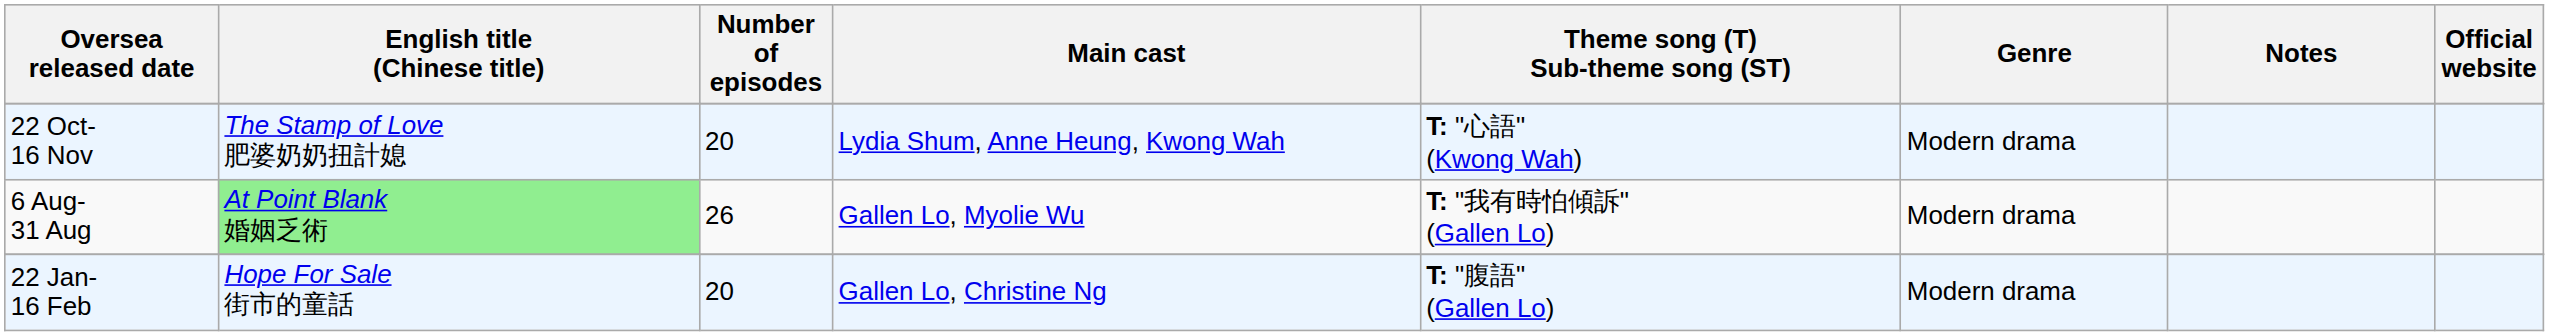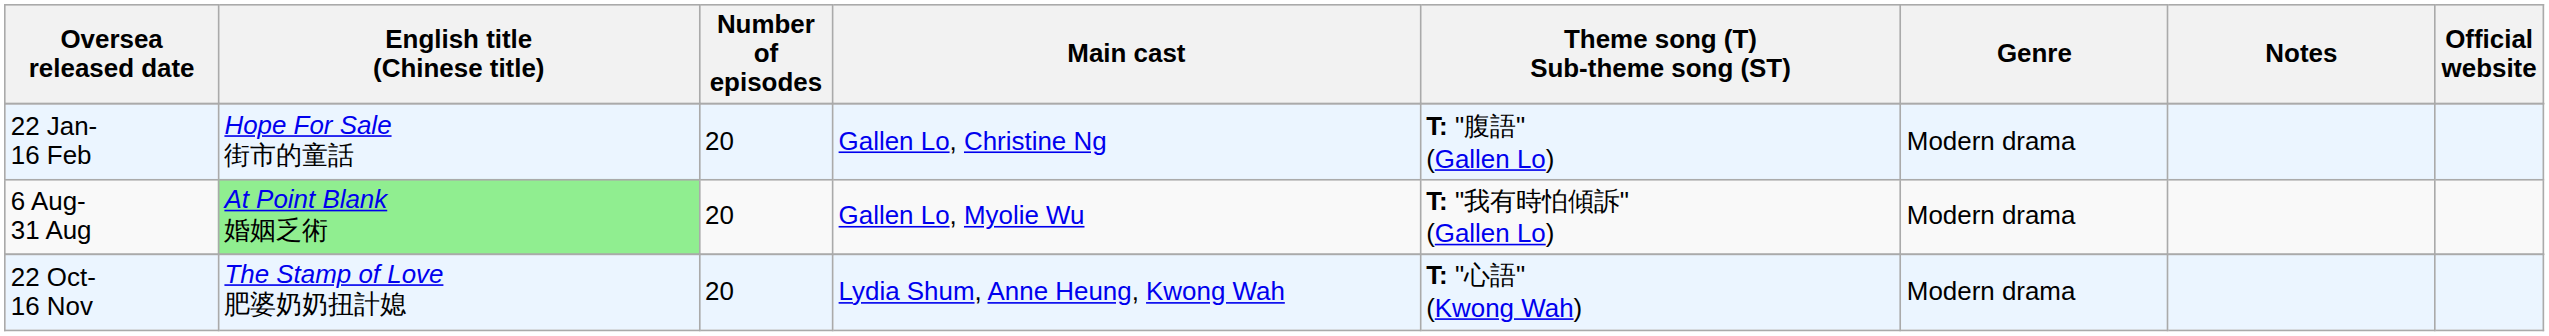rows swapped: (54, 291) <-> (53, 141)
(720, 216) 26 -> (720, 216) 20
